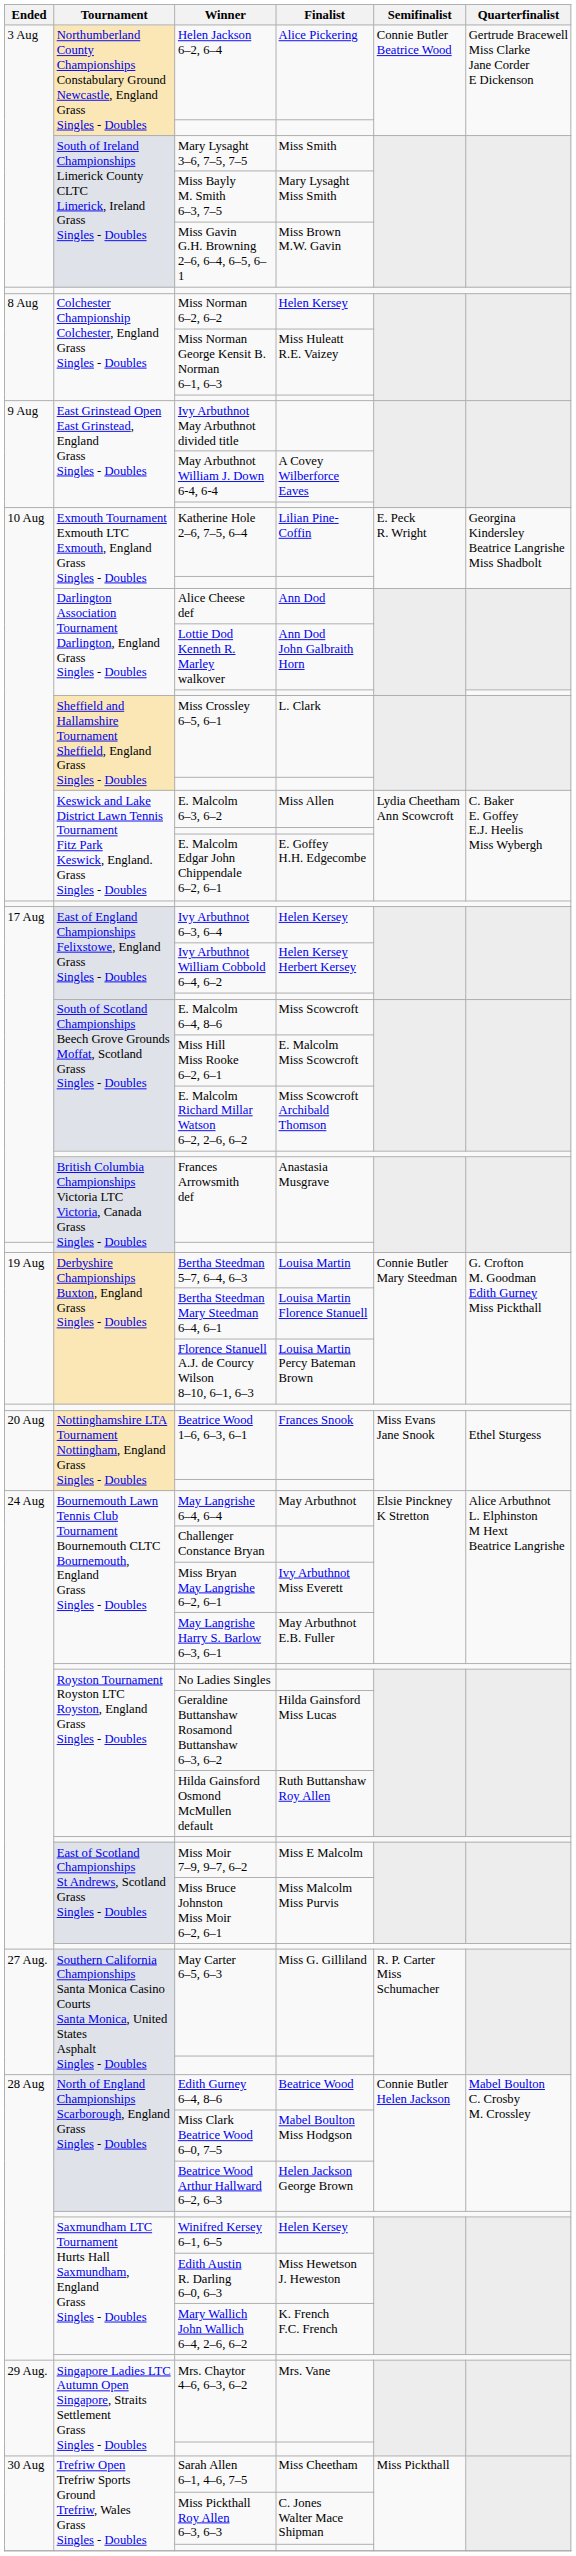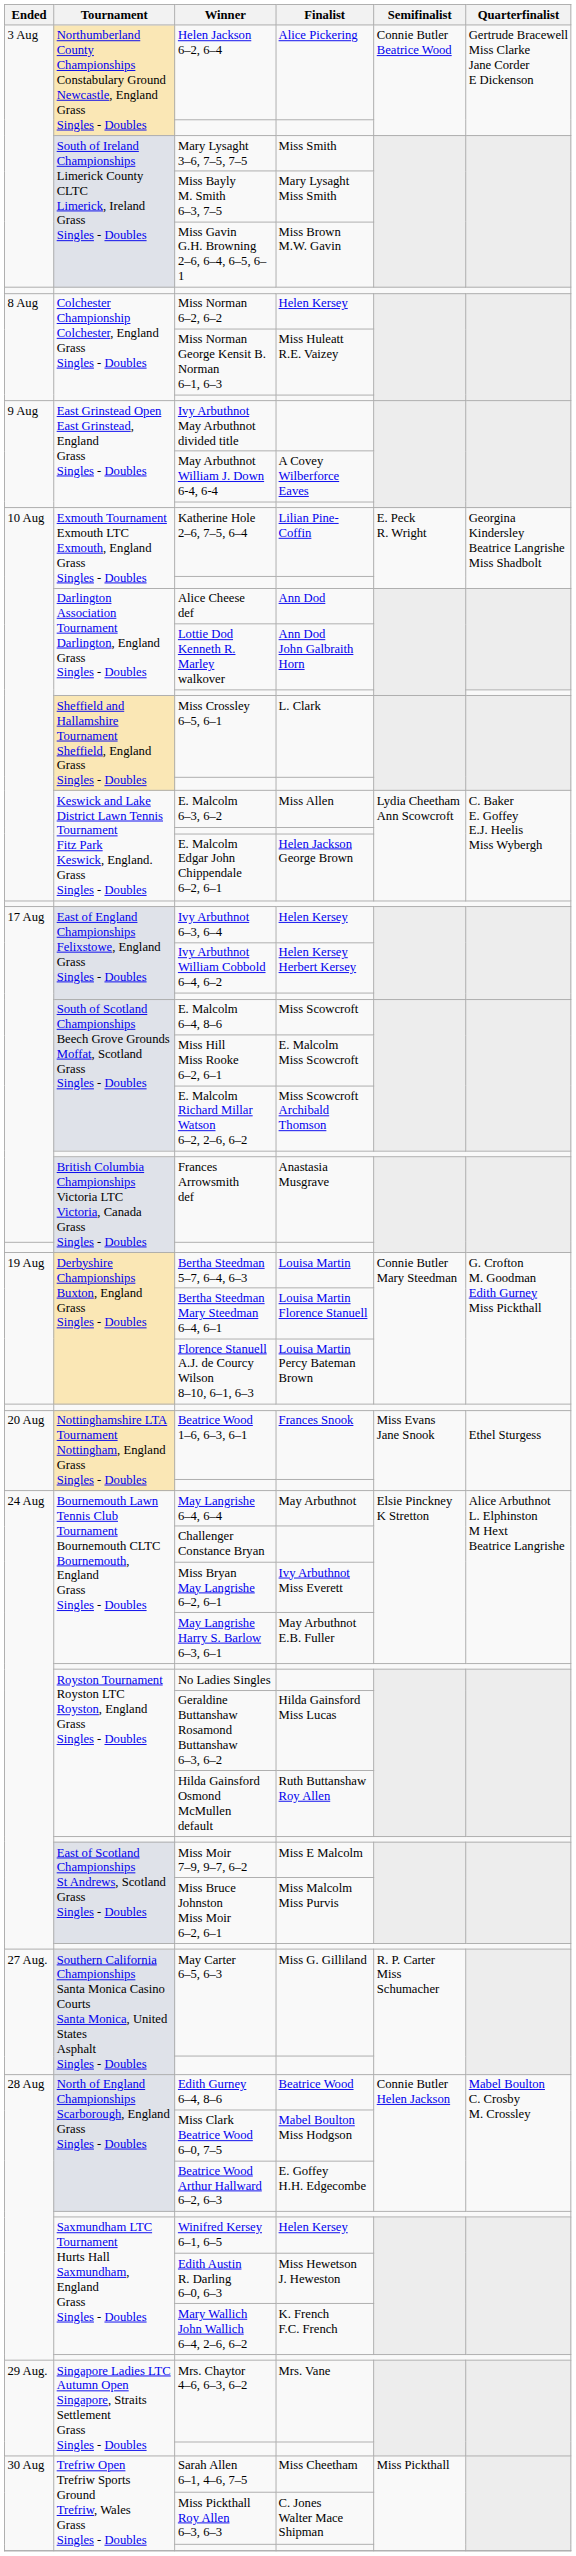(322, 851) E. Goffey H.H. Edgecombe -> (316, 851) Helen Jackson George Brown
(316, 2178) Helen Jackson George Brown -> (322, 2178) E. Goffey H.H. Edgecombe
